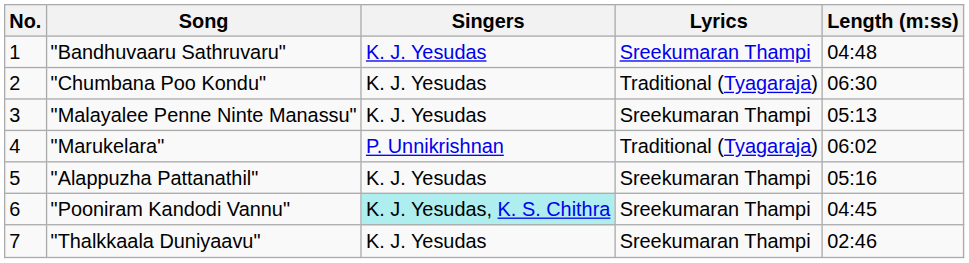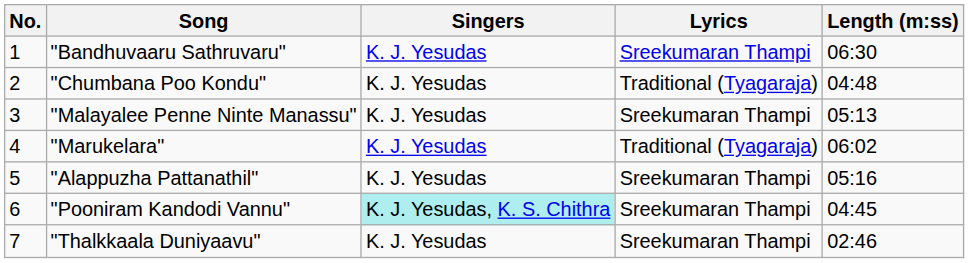(852, 52) 04:48 -> (852, 52) 06:30
(852, 84) 06:30 -> (852, 84) 04:48
(435, 147) P. Unnikrishnan -> (426, 147) K. J. Yesudas
